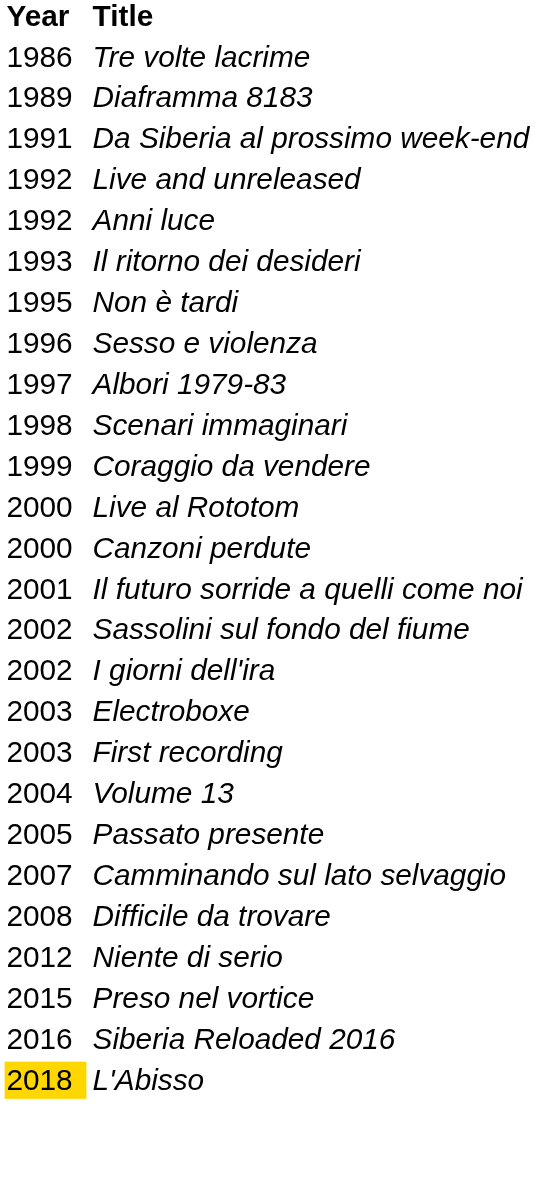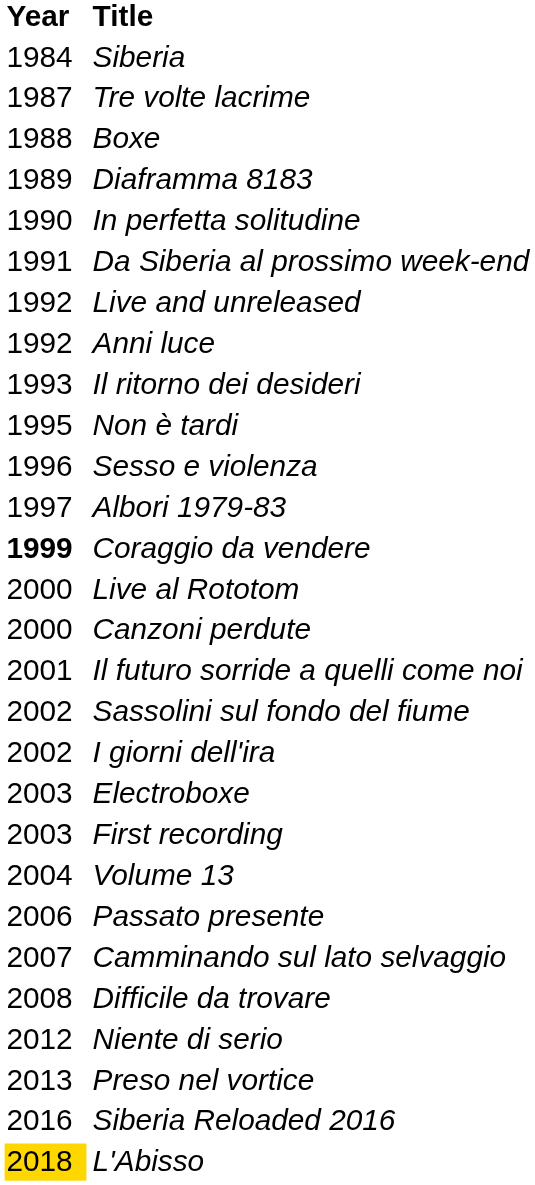+ row: (139, 56)
(40, 56) 1986 -> (40, 97) 1987
+ row: (126, 138)
+ row: (227, 220)
- row: (220, 425)
(40, 466) normal -> (40, 547) bold
(40, 834) 2005 -> (40, 916) 2006
(40, 997) 2015 -> (40, 1079) 2013
